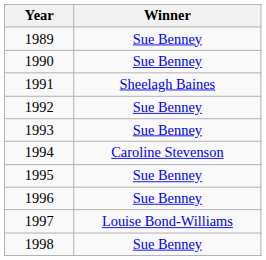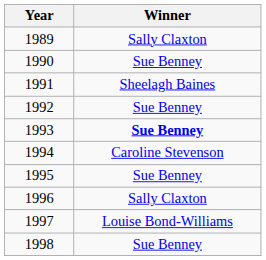(167, 38) Sue Benney -> (167, 38) Sally Claxton
(167, 130) normal -> (167, 130) bold
(167, 198) Sue Benney -> (167, 198) Sally Claxton
